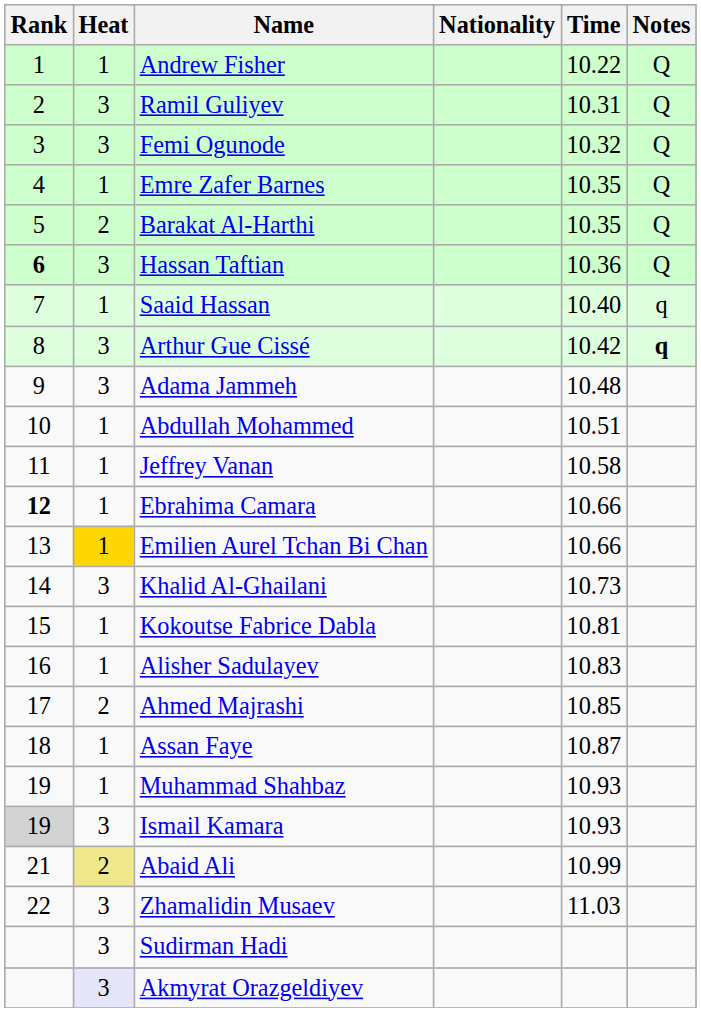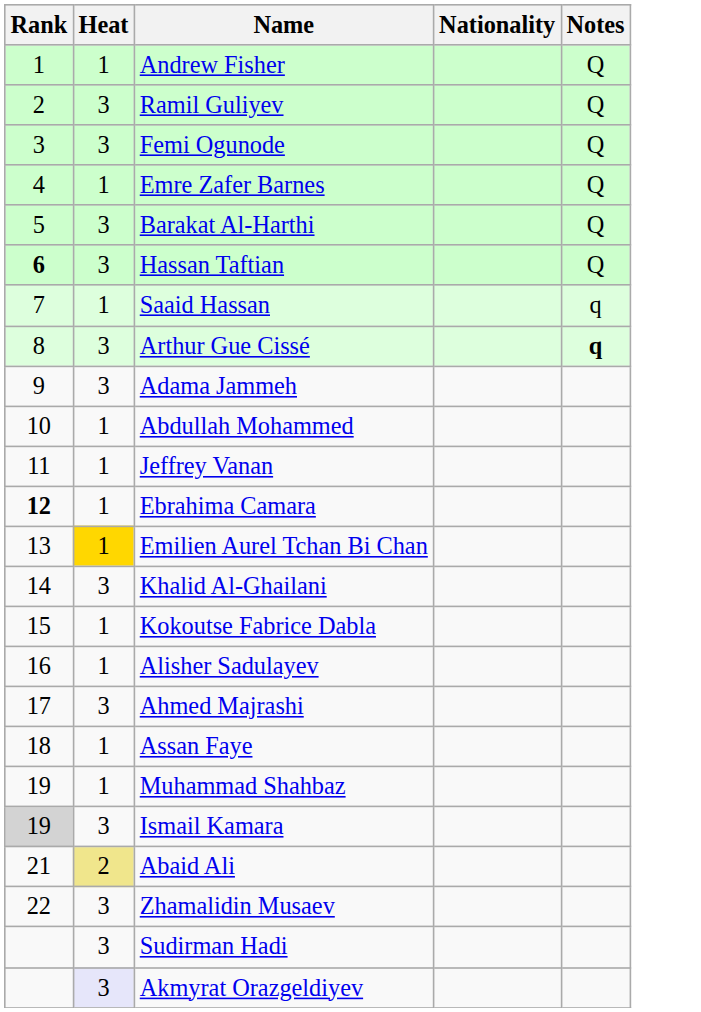- column: (594, 24)
(103, 225) 2 -> (103, 225) 3
(103, 706) 2 -> (103, 706) 3
